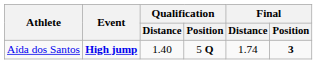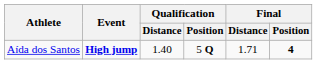(248, 50) 1.74 -> (248, 50) 1.71
(291, 50) 3 -> (291, 50) 4
